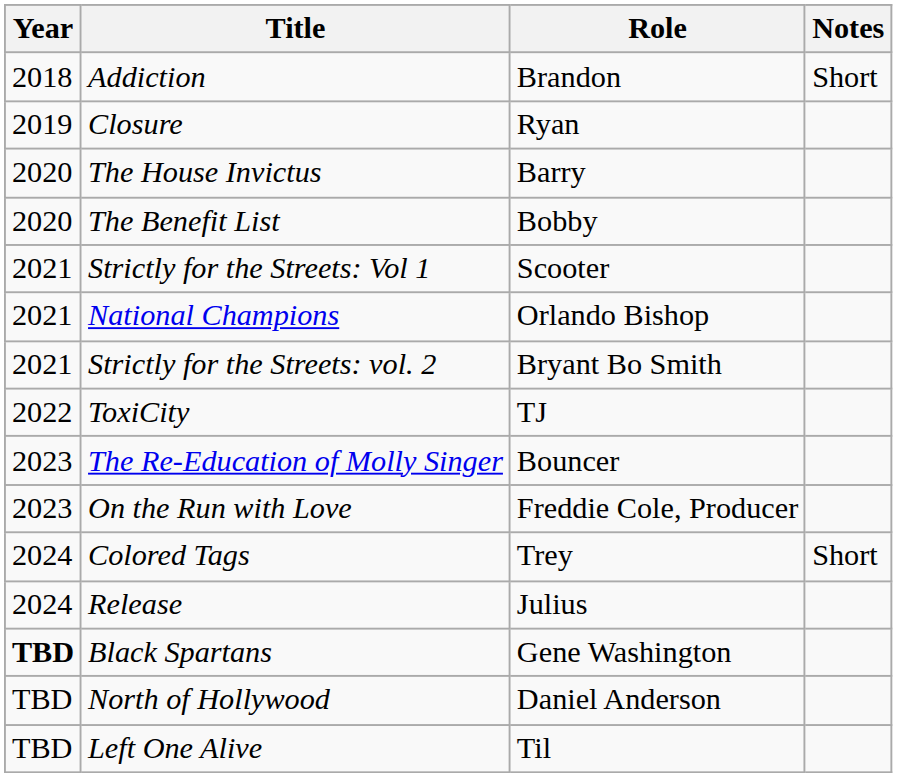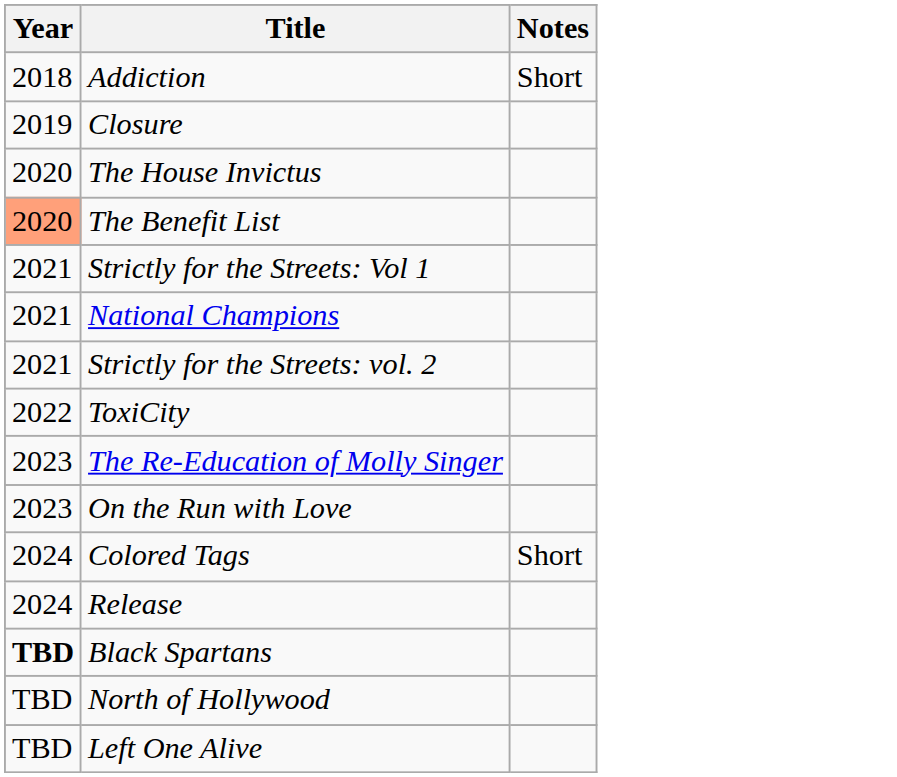- column: (658, 28)
(42, 220) no background -> (42, 220) lightsalmon background
